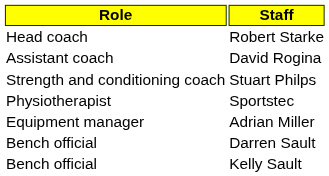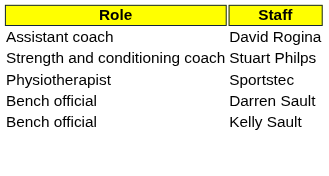- row: (277, 37)
- row: (272, 121)
